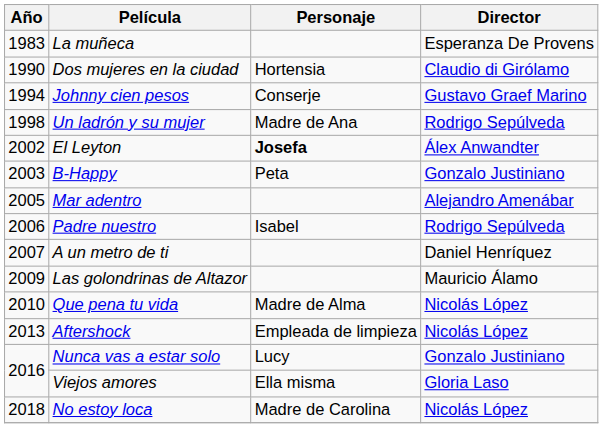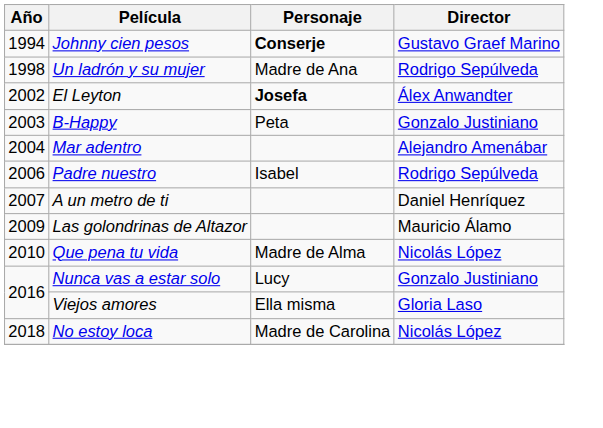- row: (93, 43)
- row: (146, 69)
(288, 95) normal -> (290, 43) bold
(27, 200) 2005 -> (27, 148) 2004
- row: (92, 331)
